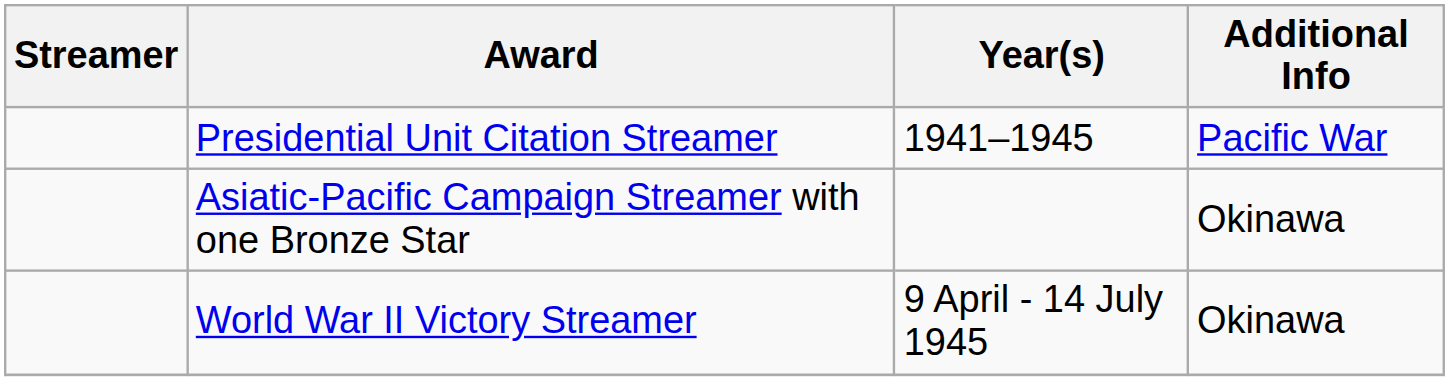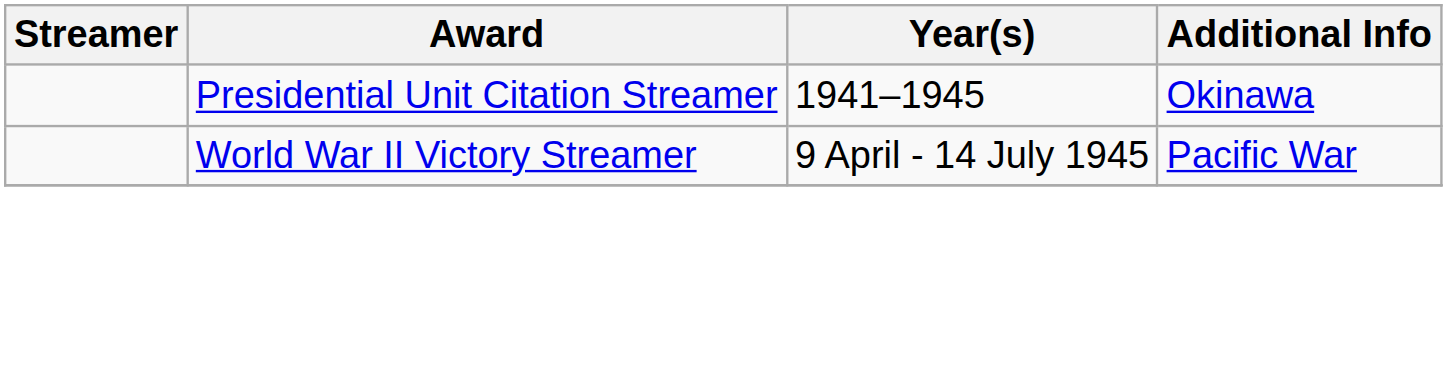(1292, 137) Pacific War -> (1240, 94) Okinawa
- row: (528, 218)
(1271, 321) Okinawa -> (1262, 154) Pacific War
